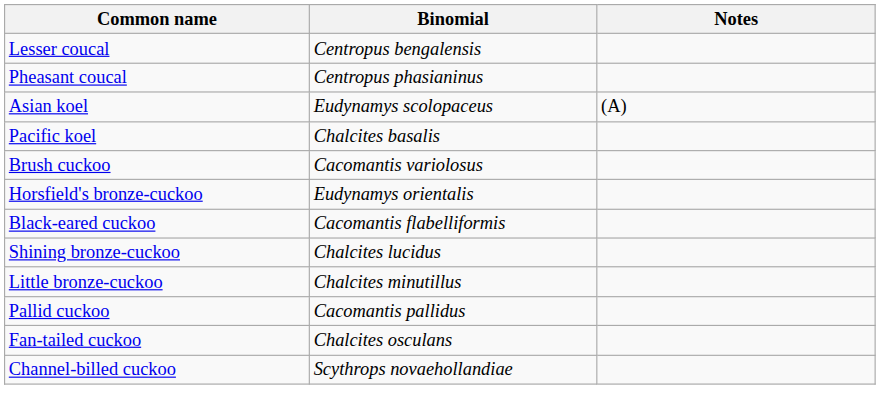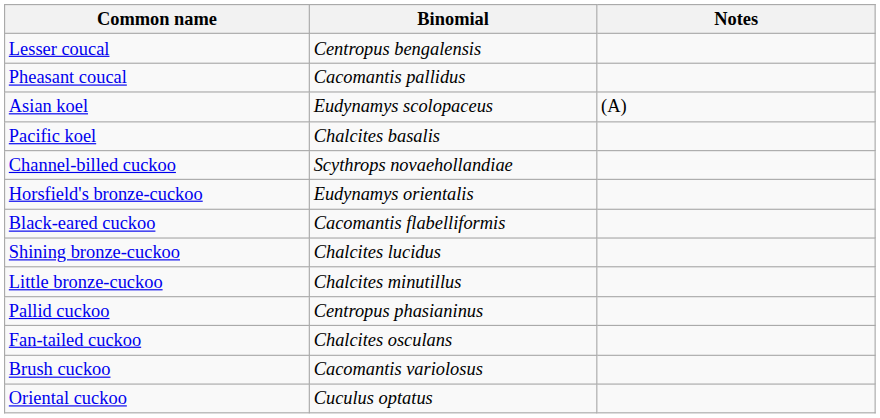(398, 77) Centropus phasianinus -> (390, 77) Cacomantis pallidus
rows swapped: (92, 369) <-> (60, 164)
(390, 310) Cacomantis pallidus -> (398, 310) Centropus phasianinus
+ row: (68, 398)
